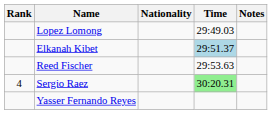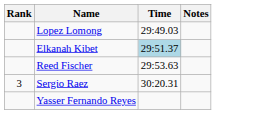- column: (166, 13)
(19, 83) 4 -> (19, 83) 3
(215, 83) lightgreen background -> (160, 83) no background
